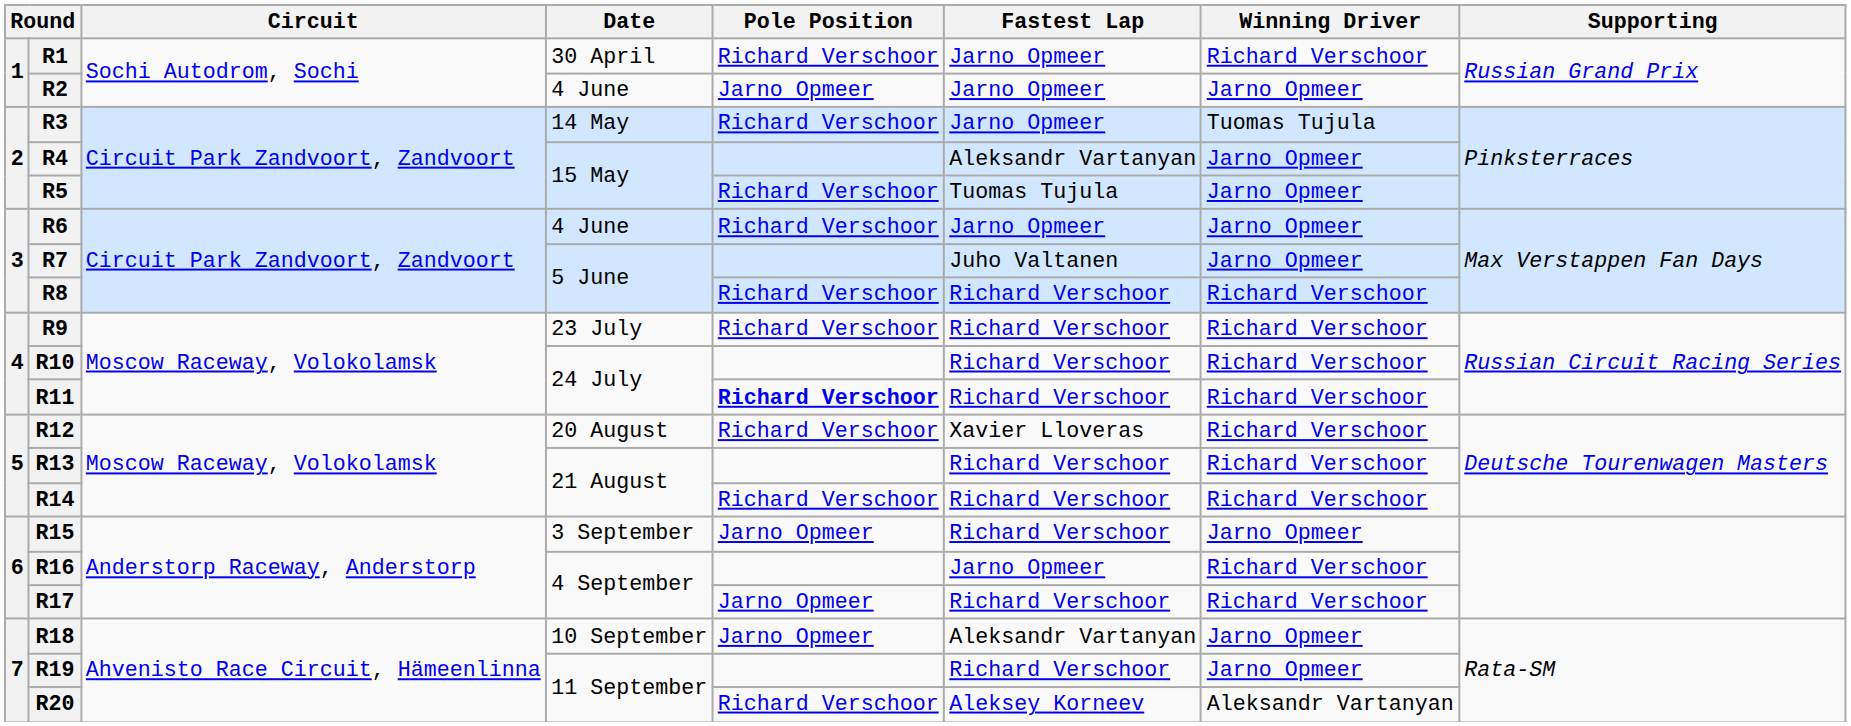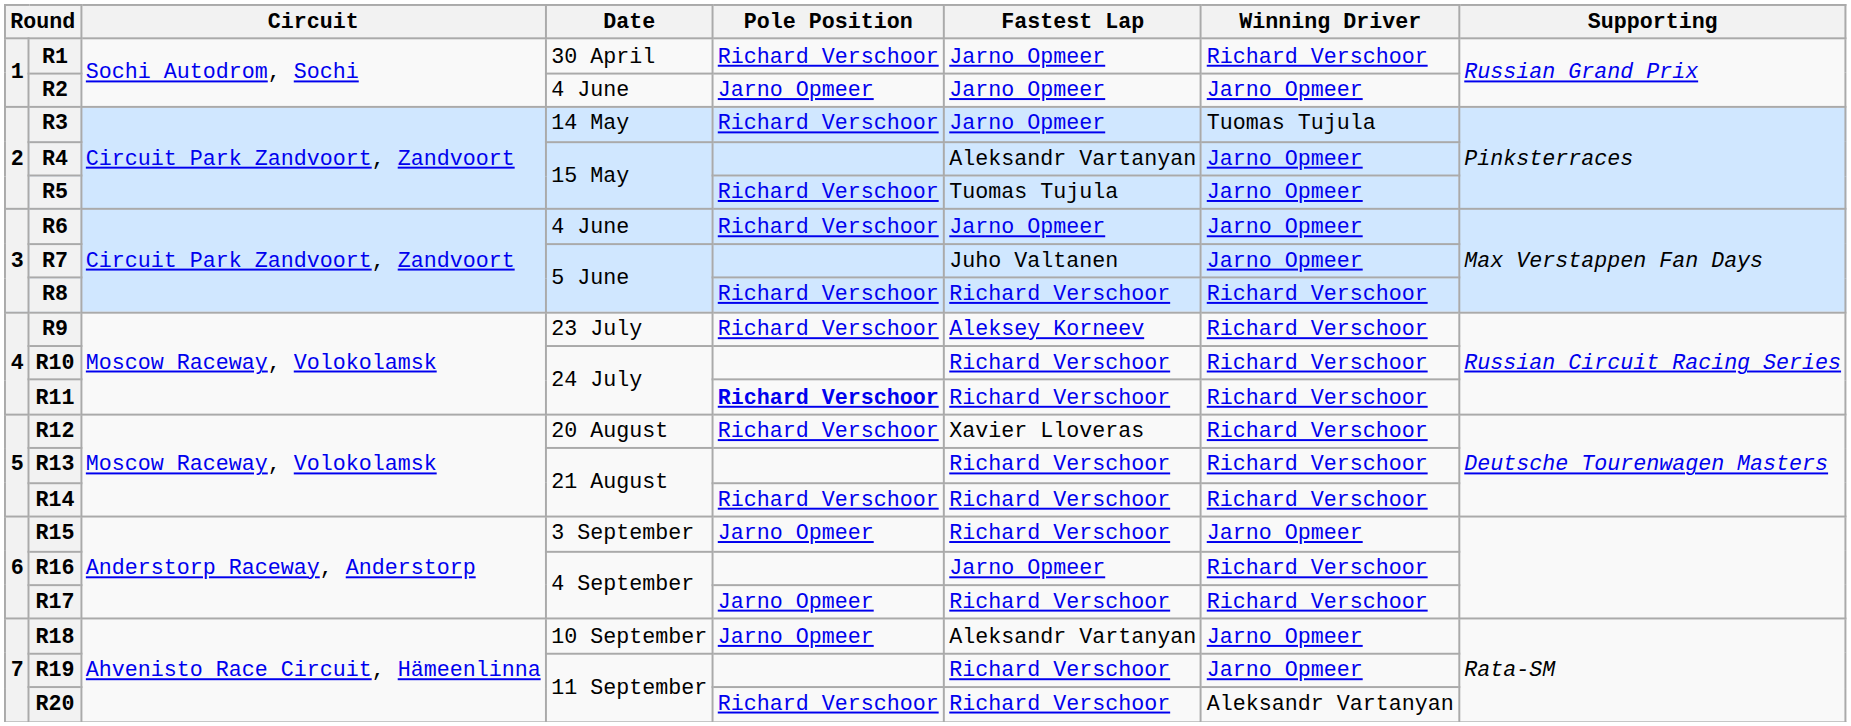(1060, 329) Richard Verschoor -> (1047, 329) Aleksey Korneev
(1047, 704) Aleksey Korneev -> (1060, 704) Richard Verschoor
